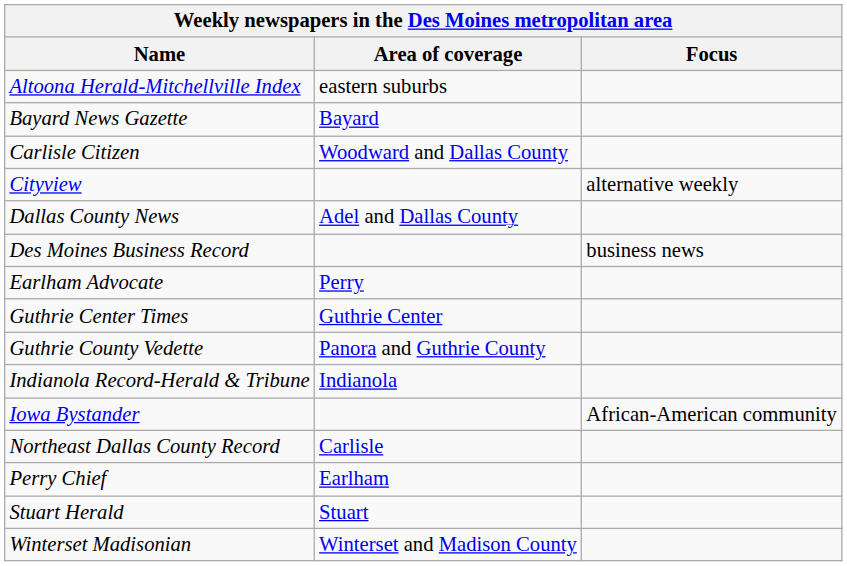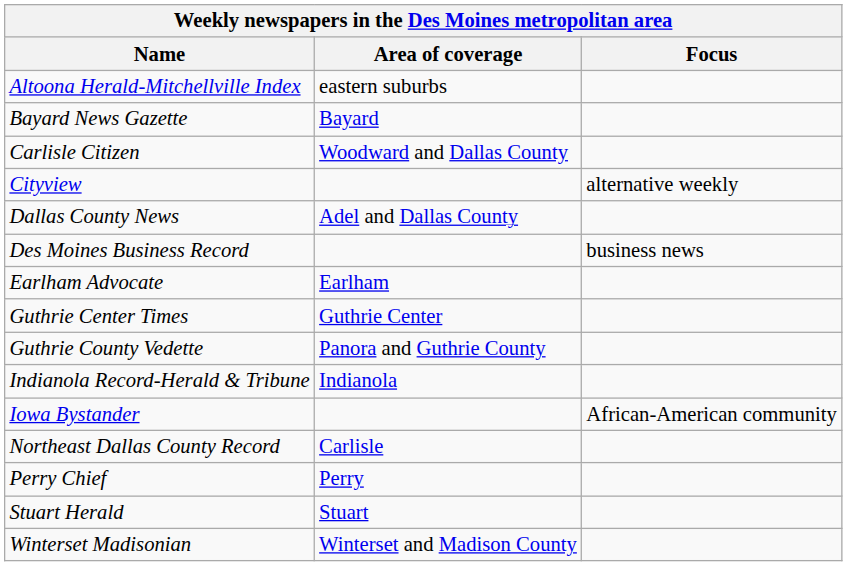(341, 282) Perry -> (354, 282) Earlham
(354, 479) Earlham -> (341, 479) Perry
